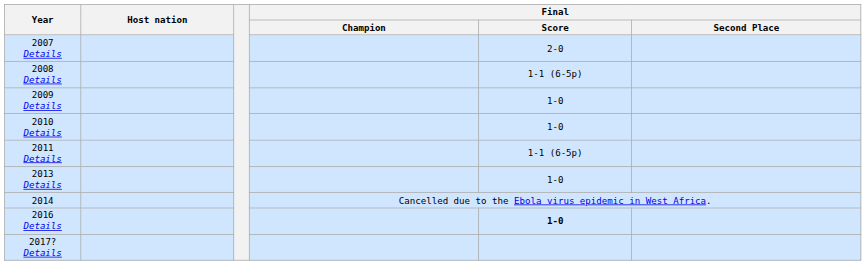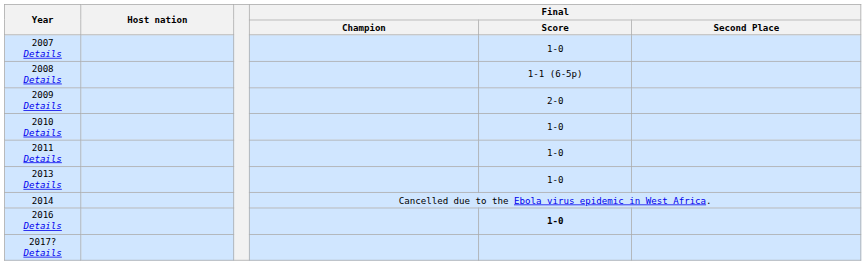(555, 48) 2-0 -> (555, 48) 1-0
(555, 100) 1-0 -> (555, 100) 2-0
(555, 153) 1-1 (6-5p) -> (555, 153) 1-0
